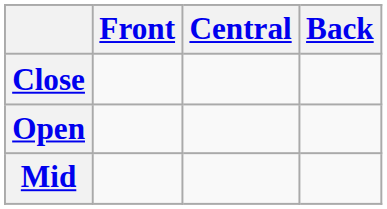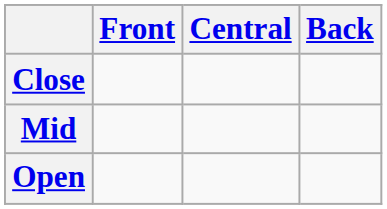rows swapped: (49, 177) <-> (49, 128)
